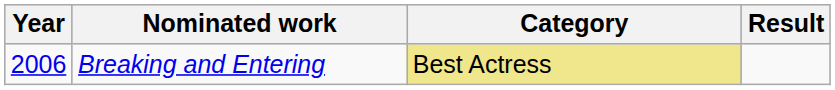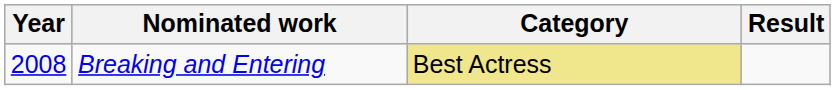(39, 63) 2006 -> (39, 63) 2008
